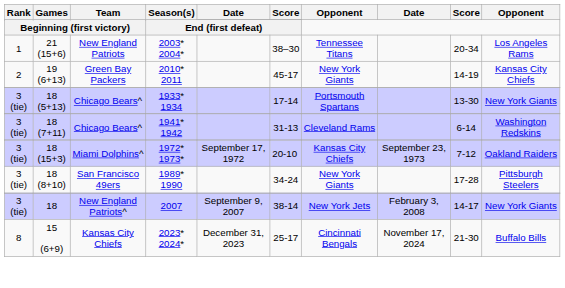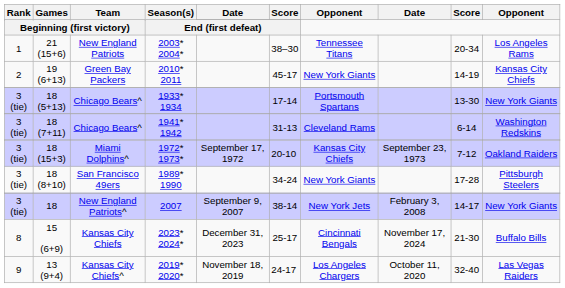+ row: (52, 270)
